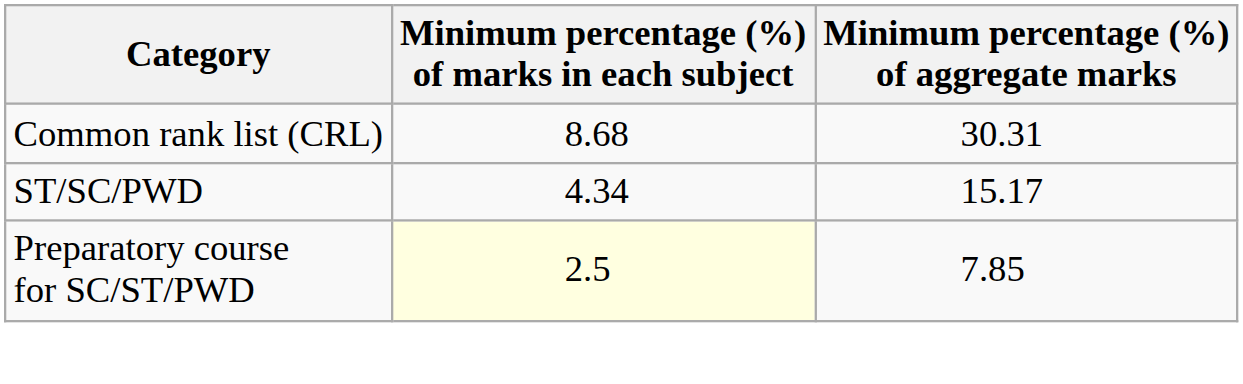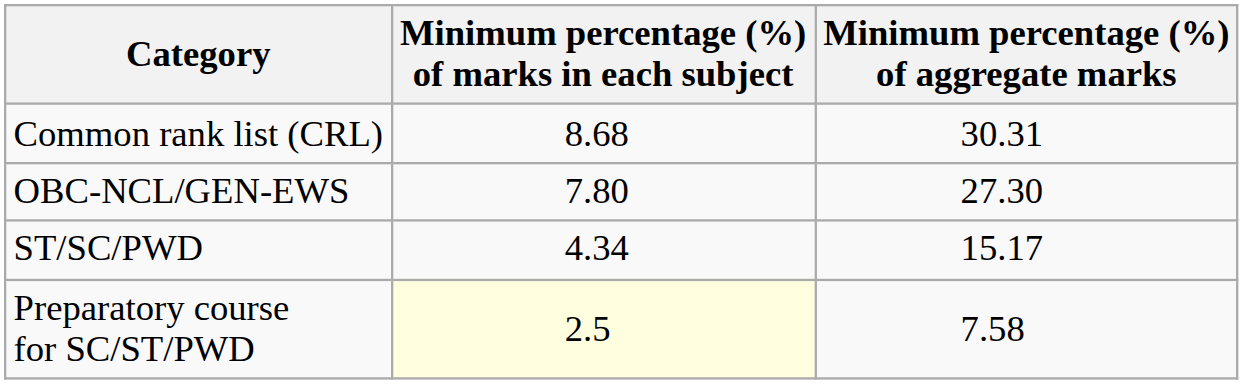+ row: (182, 190)
(924, 269) 7.85 -> (924, 327) 7.58
